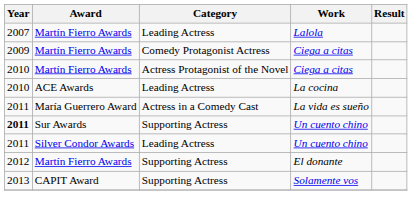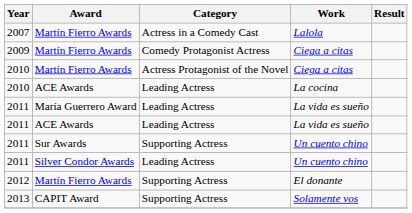(178, 32) Leading Actress -> (200, 32) Actress in a Comedy Cast
(200, 106) Actress in a Comedy Cast -> (178, 106) Leading Actress
+ row: (64, 125)
(18, 125) bold -> (18, 143) normal
